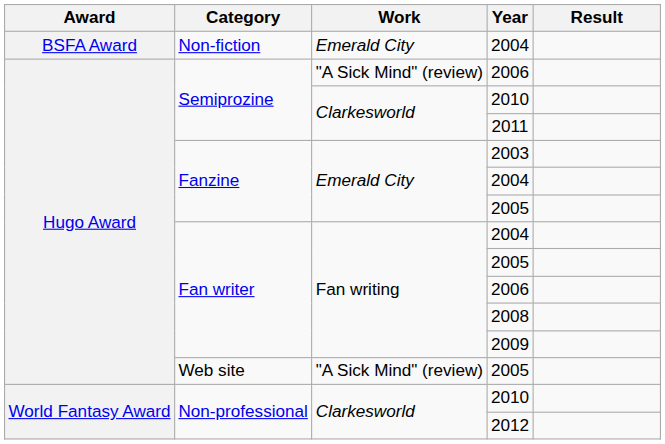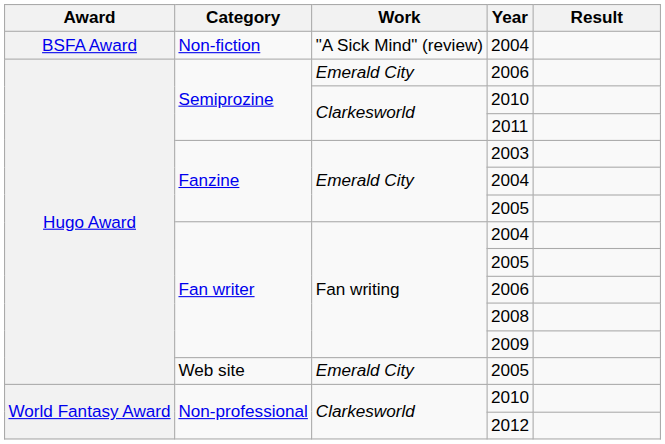(365, 45) Emerald City -> (399, 45) "A Sick Mind" (review)
(399, 72) "A Sick Mind" (review) -> (365, 72) Emerald City
(399, 371) "A Sick Mind" (review) -> (365, 371) Emerald City
